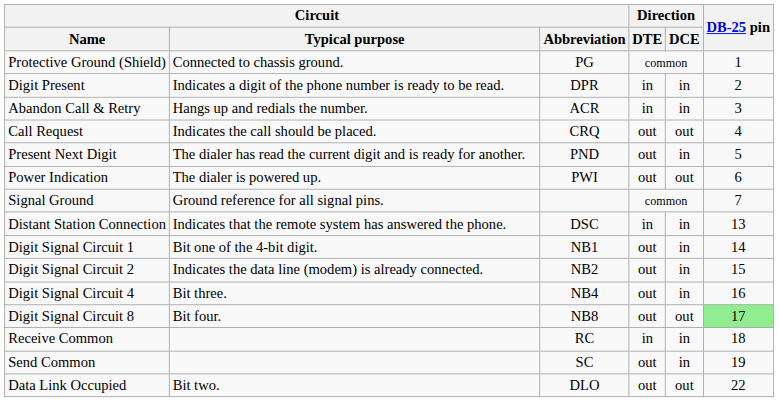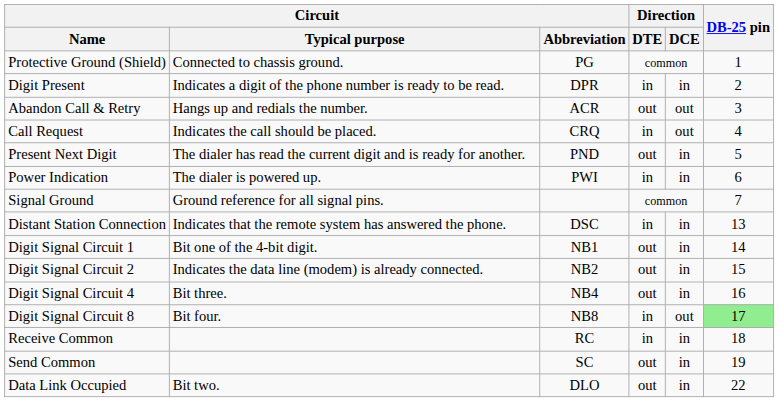(647, 108) in -> (647, 108) out
(684, 108) in -> (684, 108) out
(647, 131) out -> (647, 131) in
(647, 177) out -> (647, 177) in
(684, 177) out -> (684, 177) in
(647, 316) out -> (647, 316) in
(684, 385) out -> (684, 385) in
